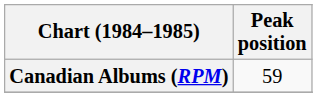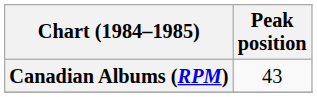(272, 75) 59 -> (272, 75) 43
